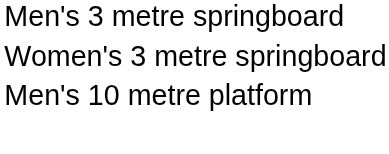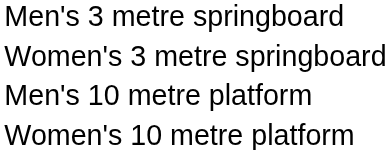+ row: (180, 135)
